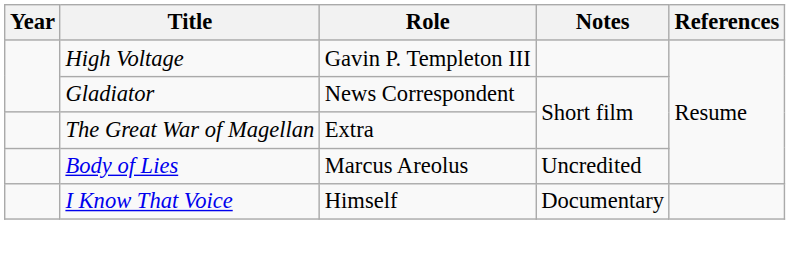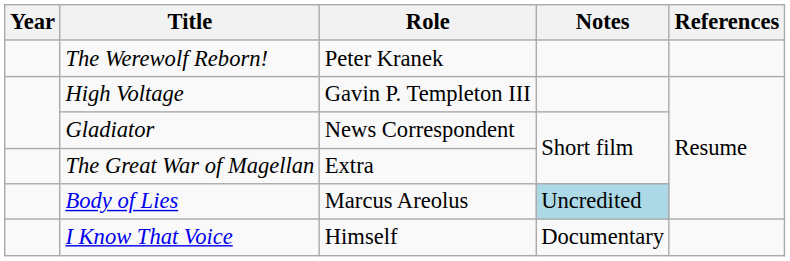+ row: (167, 58)
(591, 165) no background -> (591, 201) lightblue background
